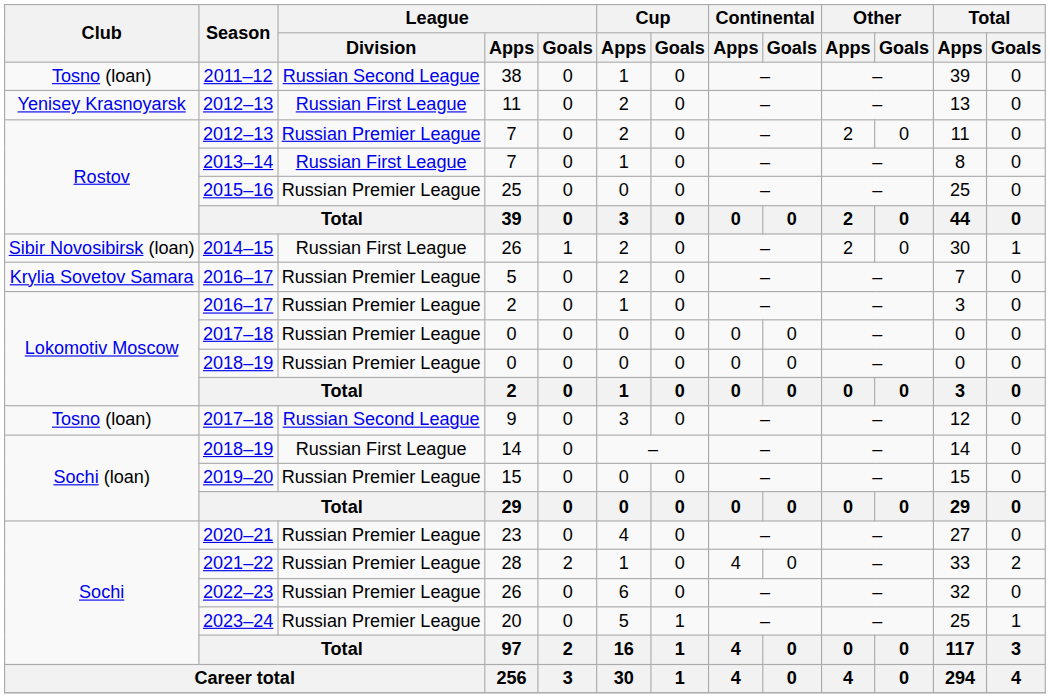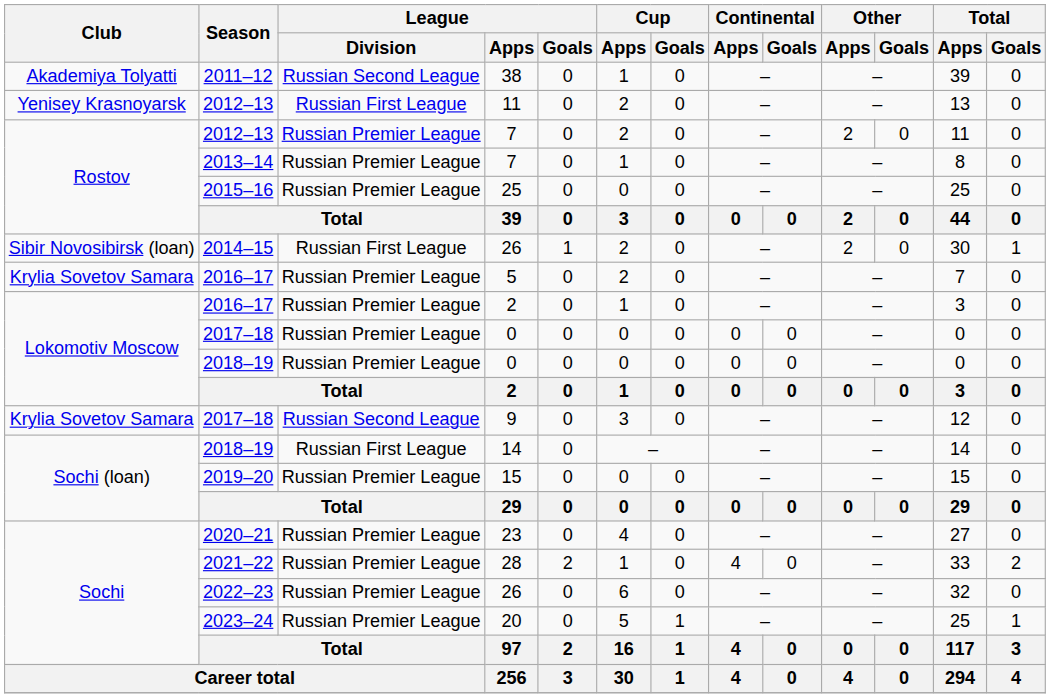(102, 76) Tosno (loan) -> (102, 76) Akademiya Tolyatti
(381, 162) Russian First League -> (381, 162) Russian Premier League
(102, 420) Tosno (loan) -> (102, 420) Krylia Sovetov Samara
